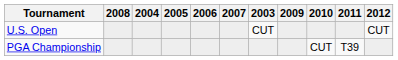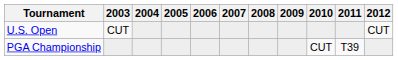columns swapped: (263, 13) <-> (118, 13)
